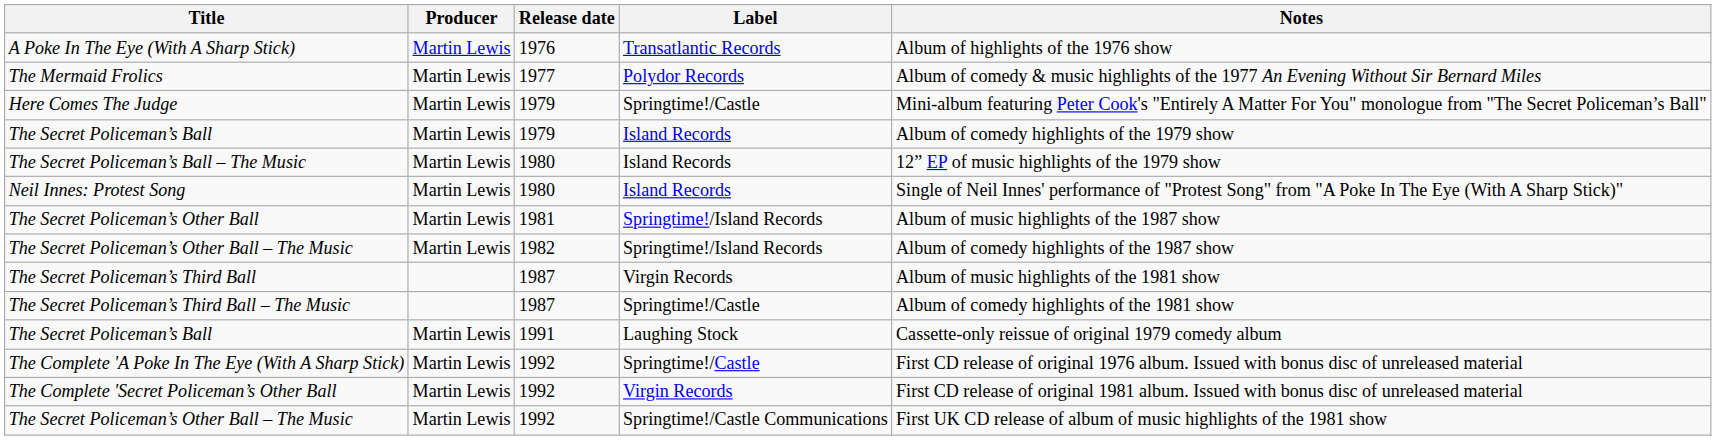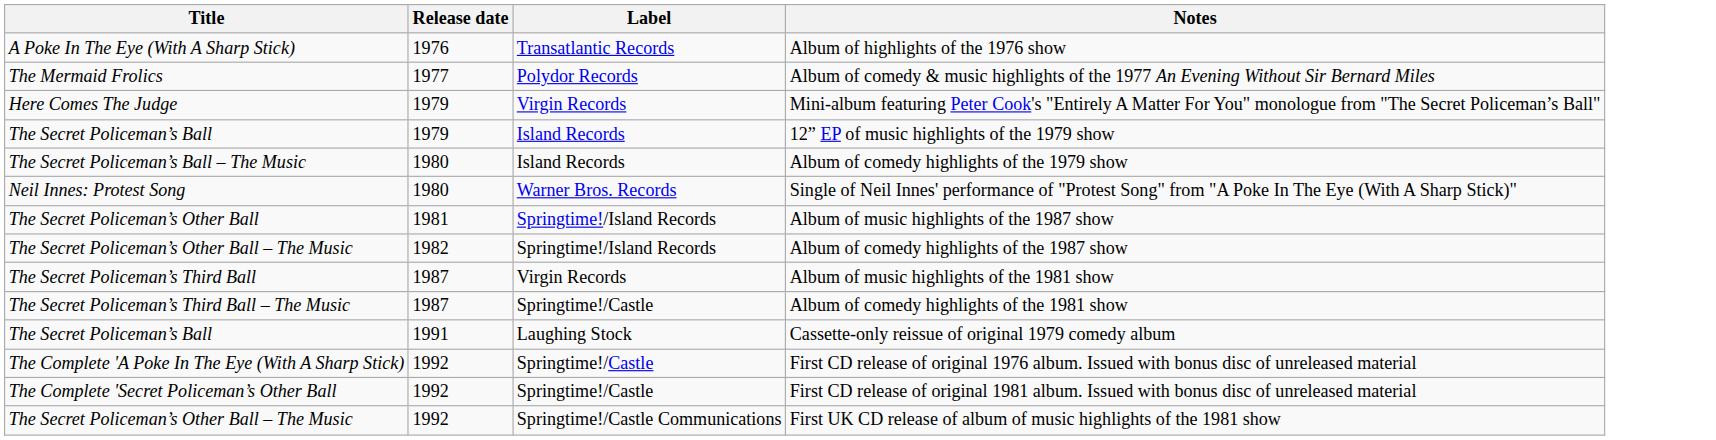- column: (462, 18)
(691, 104) Springtime!/Castle -> (572, 104) Virgin Records
(1065, 133) Album of comedy highlights of the 1979 show -> (952, 133) 12” EP of music highlights of the 1979 show
(1058, 162) 12” EP of music highlights of the 1979 show -> (959, 162) Album of comedy highlights of the 1979 show
(677, 190) Island Records -> (597, 190) Warner Bros. Records
(678, 391) Virgin Records -> (585, 391) Springtime!/Castle
